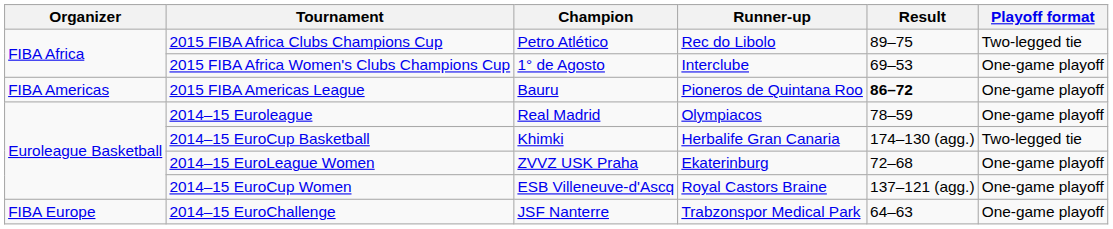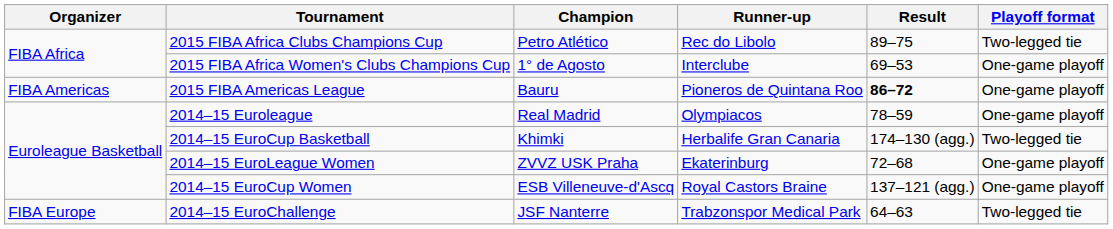(1043, 212) One-game playoff -> (1032, 212) Two-legged tie
